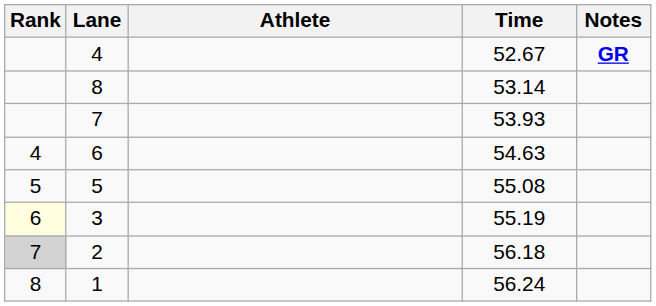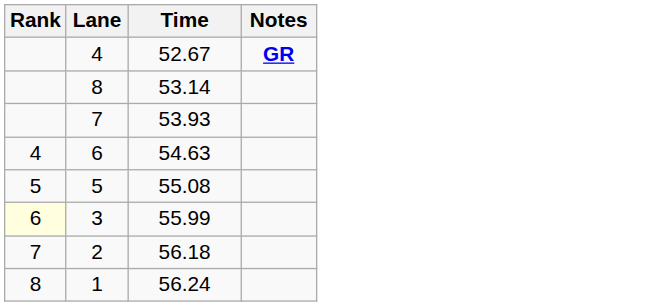- column: (295, 20)
(519, 218) 55.19 -> (185, 218) 55.99
(35, 251) lightgrey background -> (35, 251) no background
